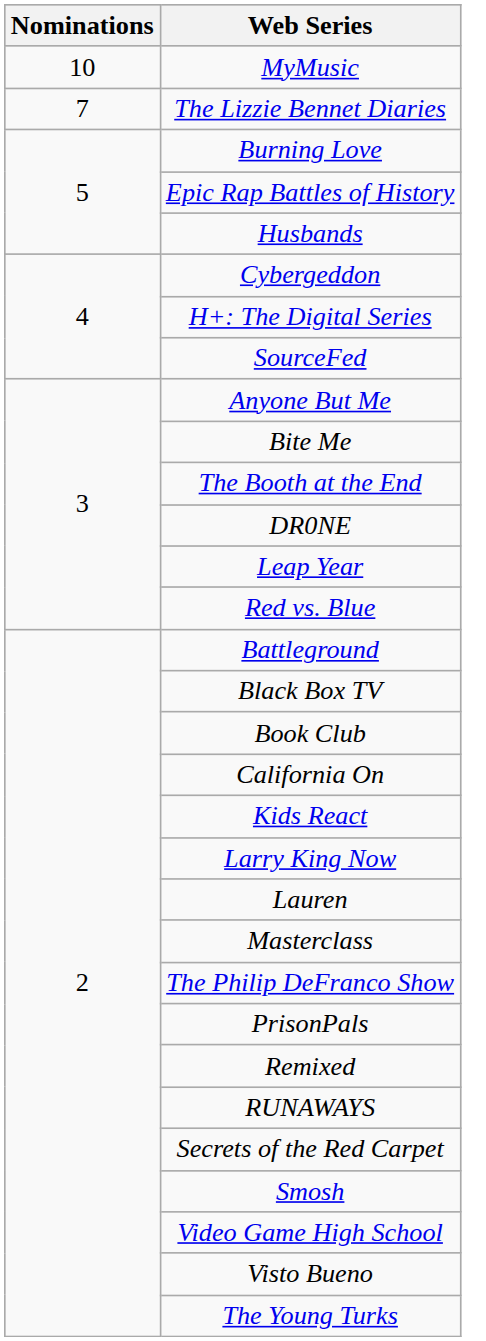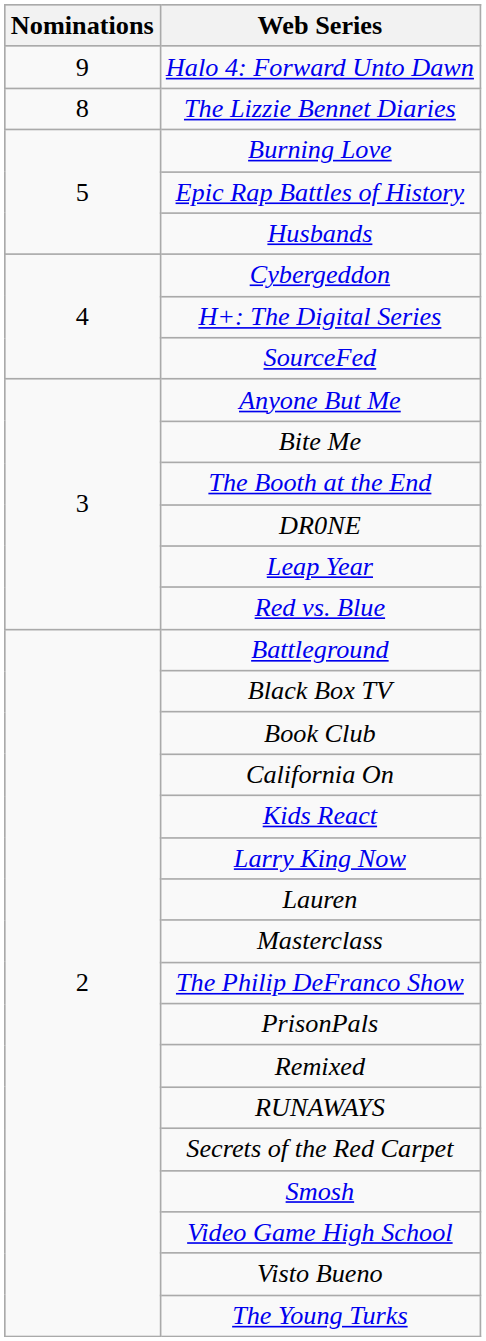- row: (310, 66)
+ row: (320, 66)
(82, 108) 7 -> (82, 108) 8
